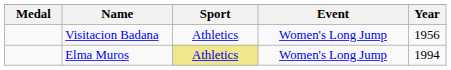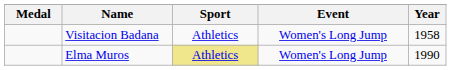(427, 34) 1956 -> (427, 34) 1958
(427, 55) 1994 -> (427, 55) 1990
